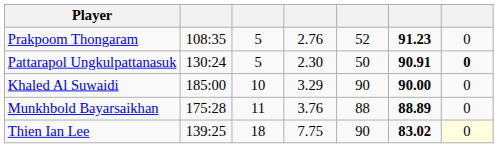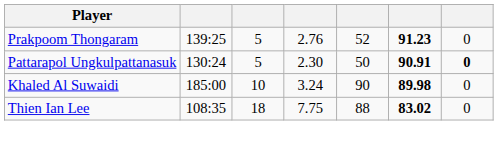(206, 39) 108:35 -> (206, 39) 139:25
(310, 85) 3.29 -> (310, 85) 3.24
(415, 85) 90.00 -> (415, 85) 89.98
- row: (83, 108)
(206, 131) 139:25 -> (206, 108) 108:35
(363, 131) 90 -> (363, 108) 88
(467, 131) lightyellow background -> (467, 108) no background
